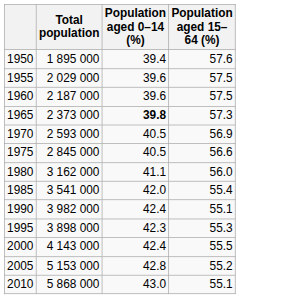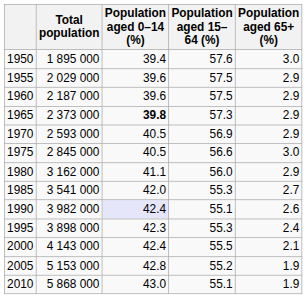+ column: (269, 27)
(221, 190) 55.4 -> (221, 190) 55.3
(154, 209) no background -> (154, 209) lavender background
